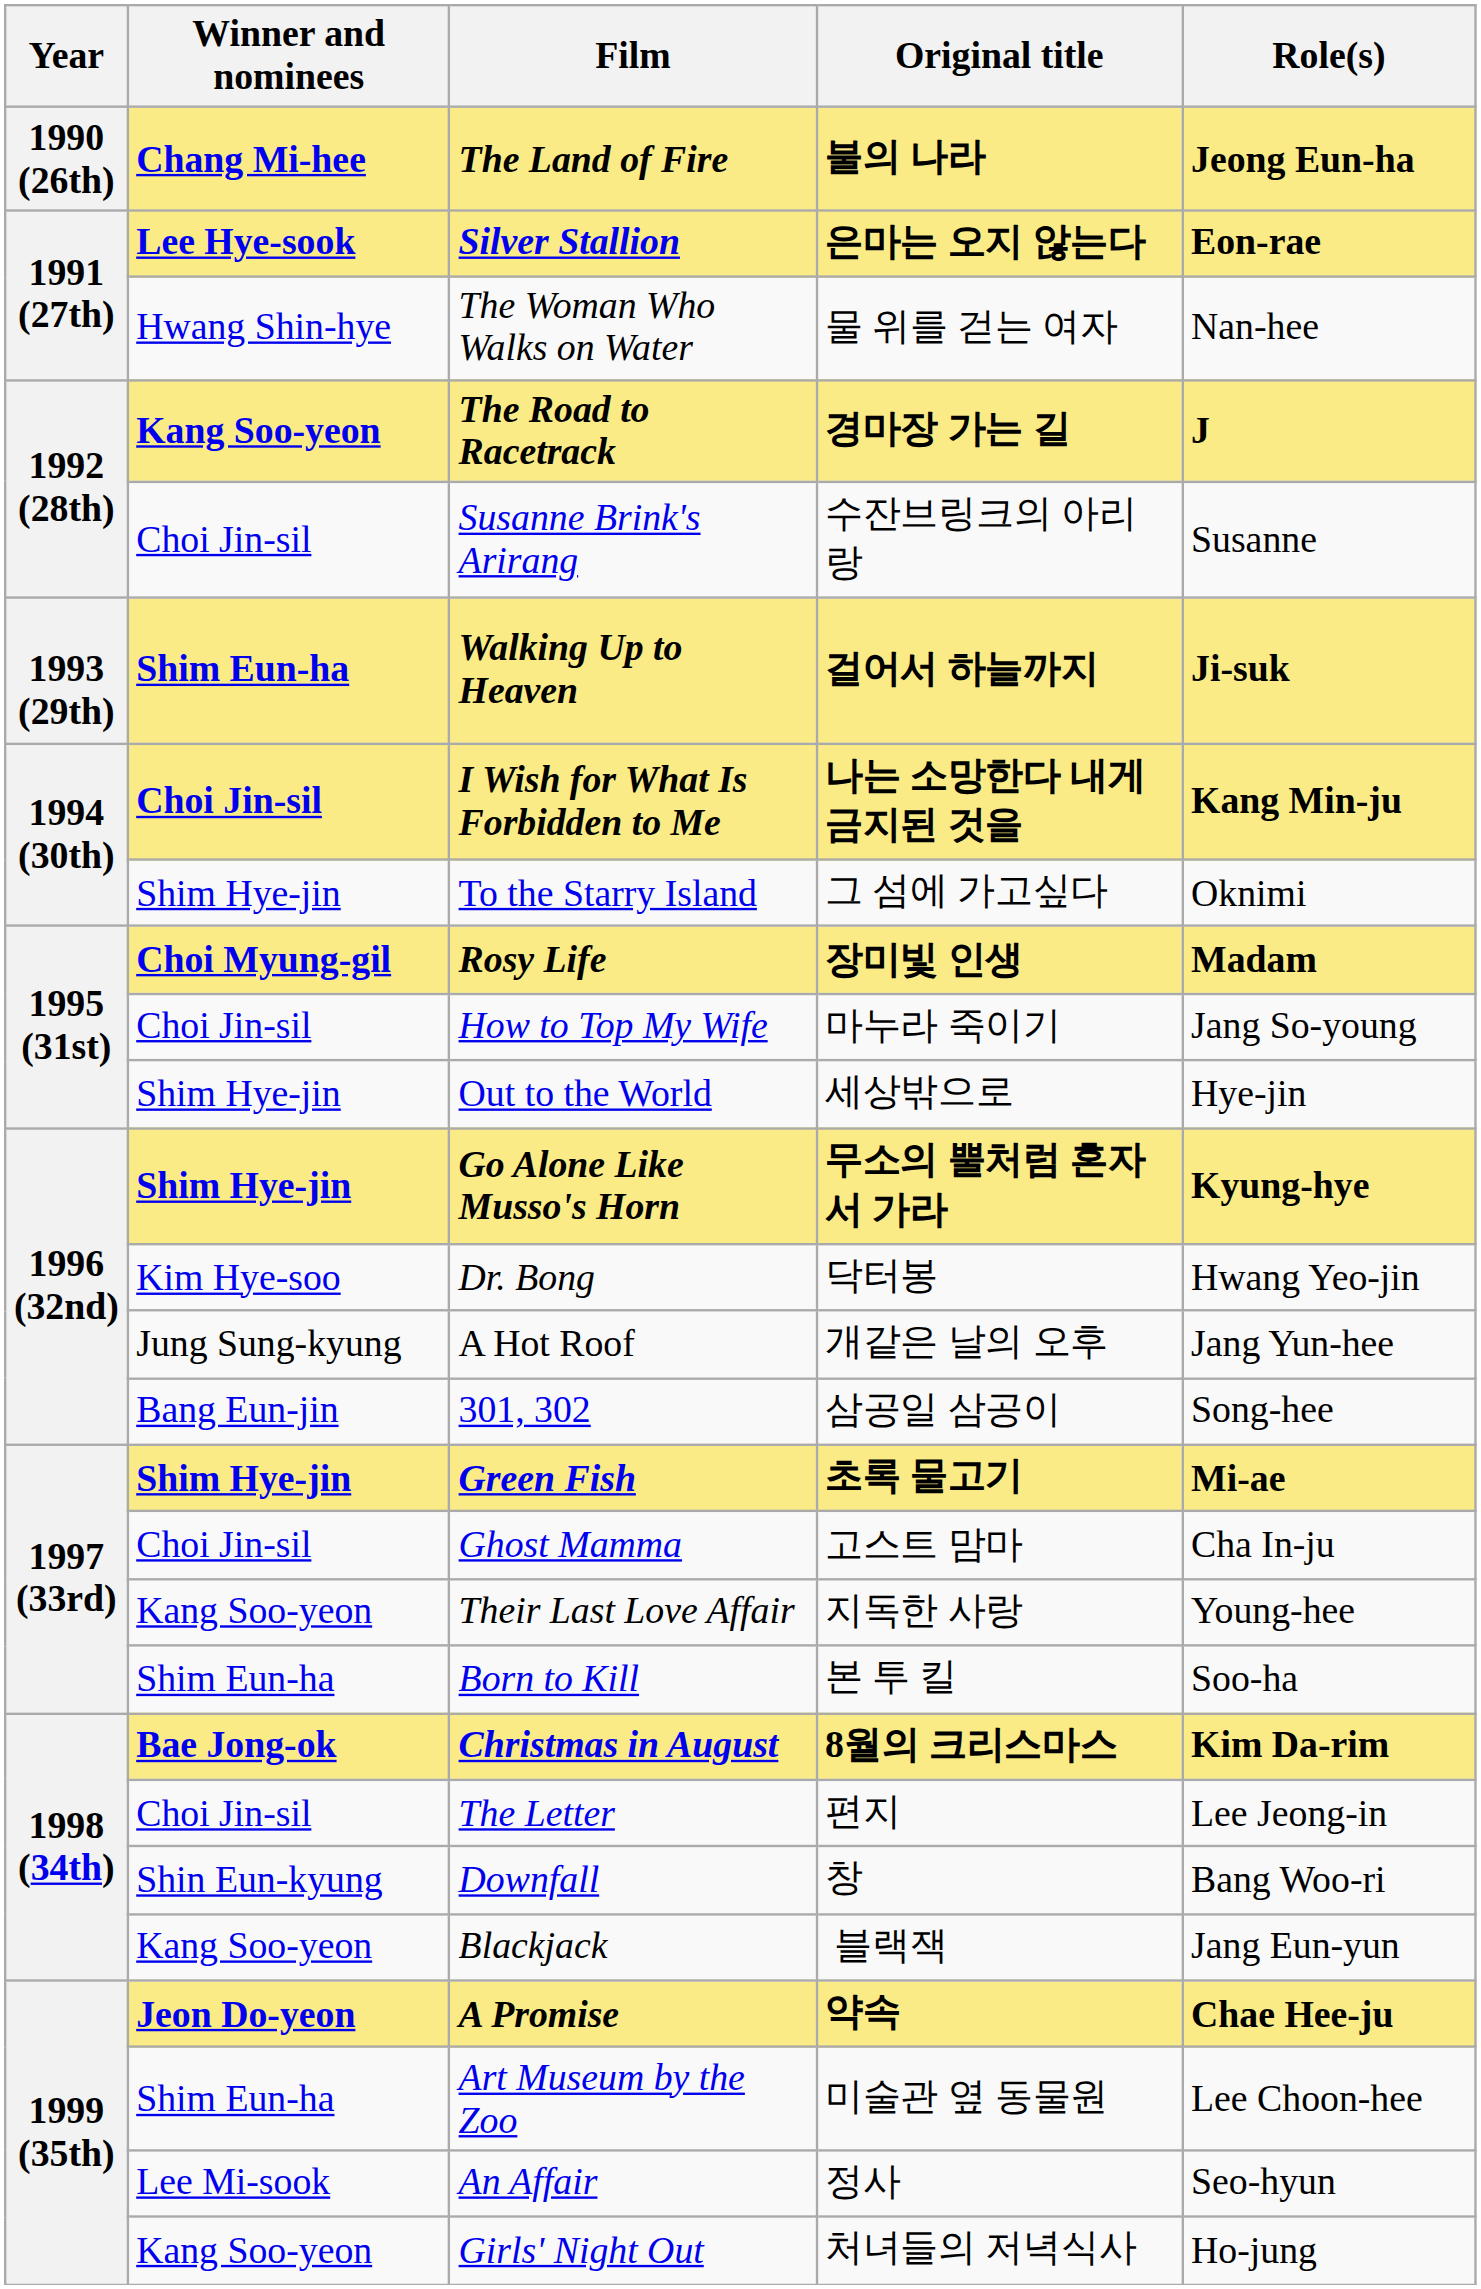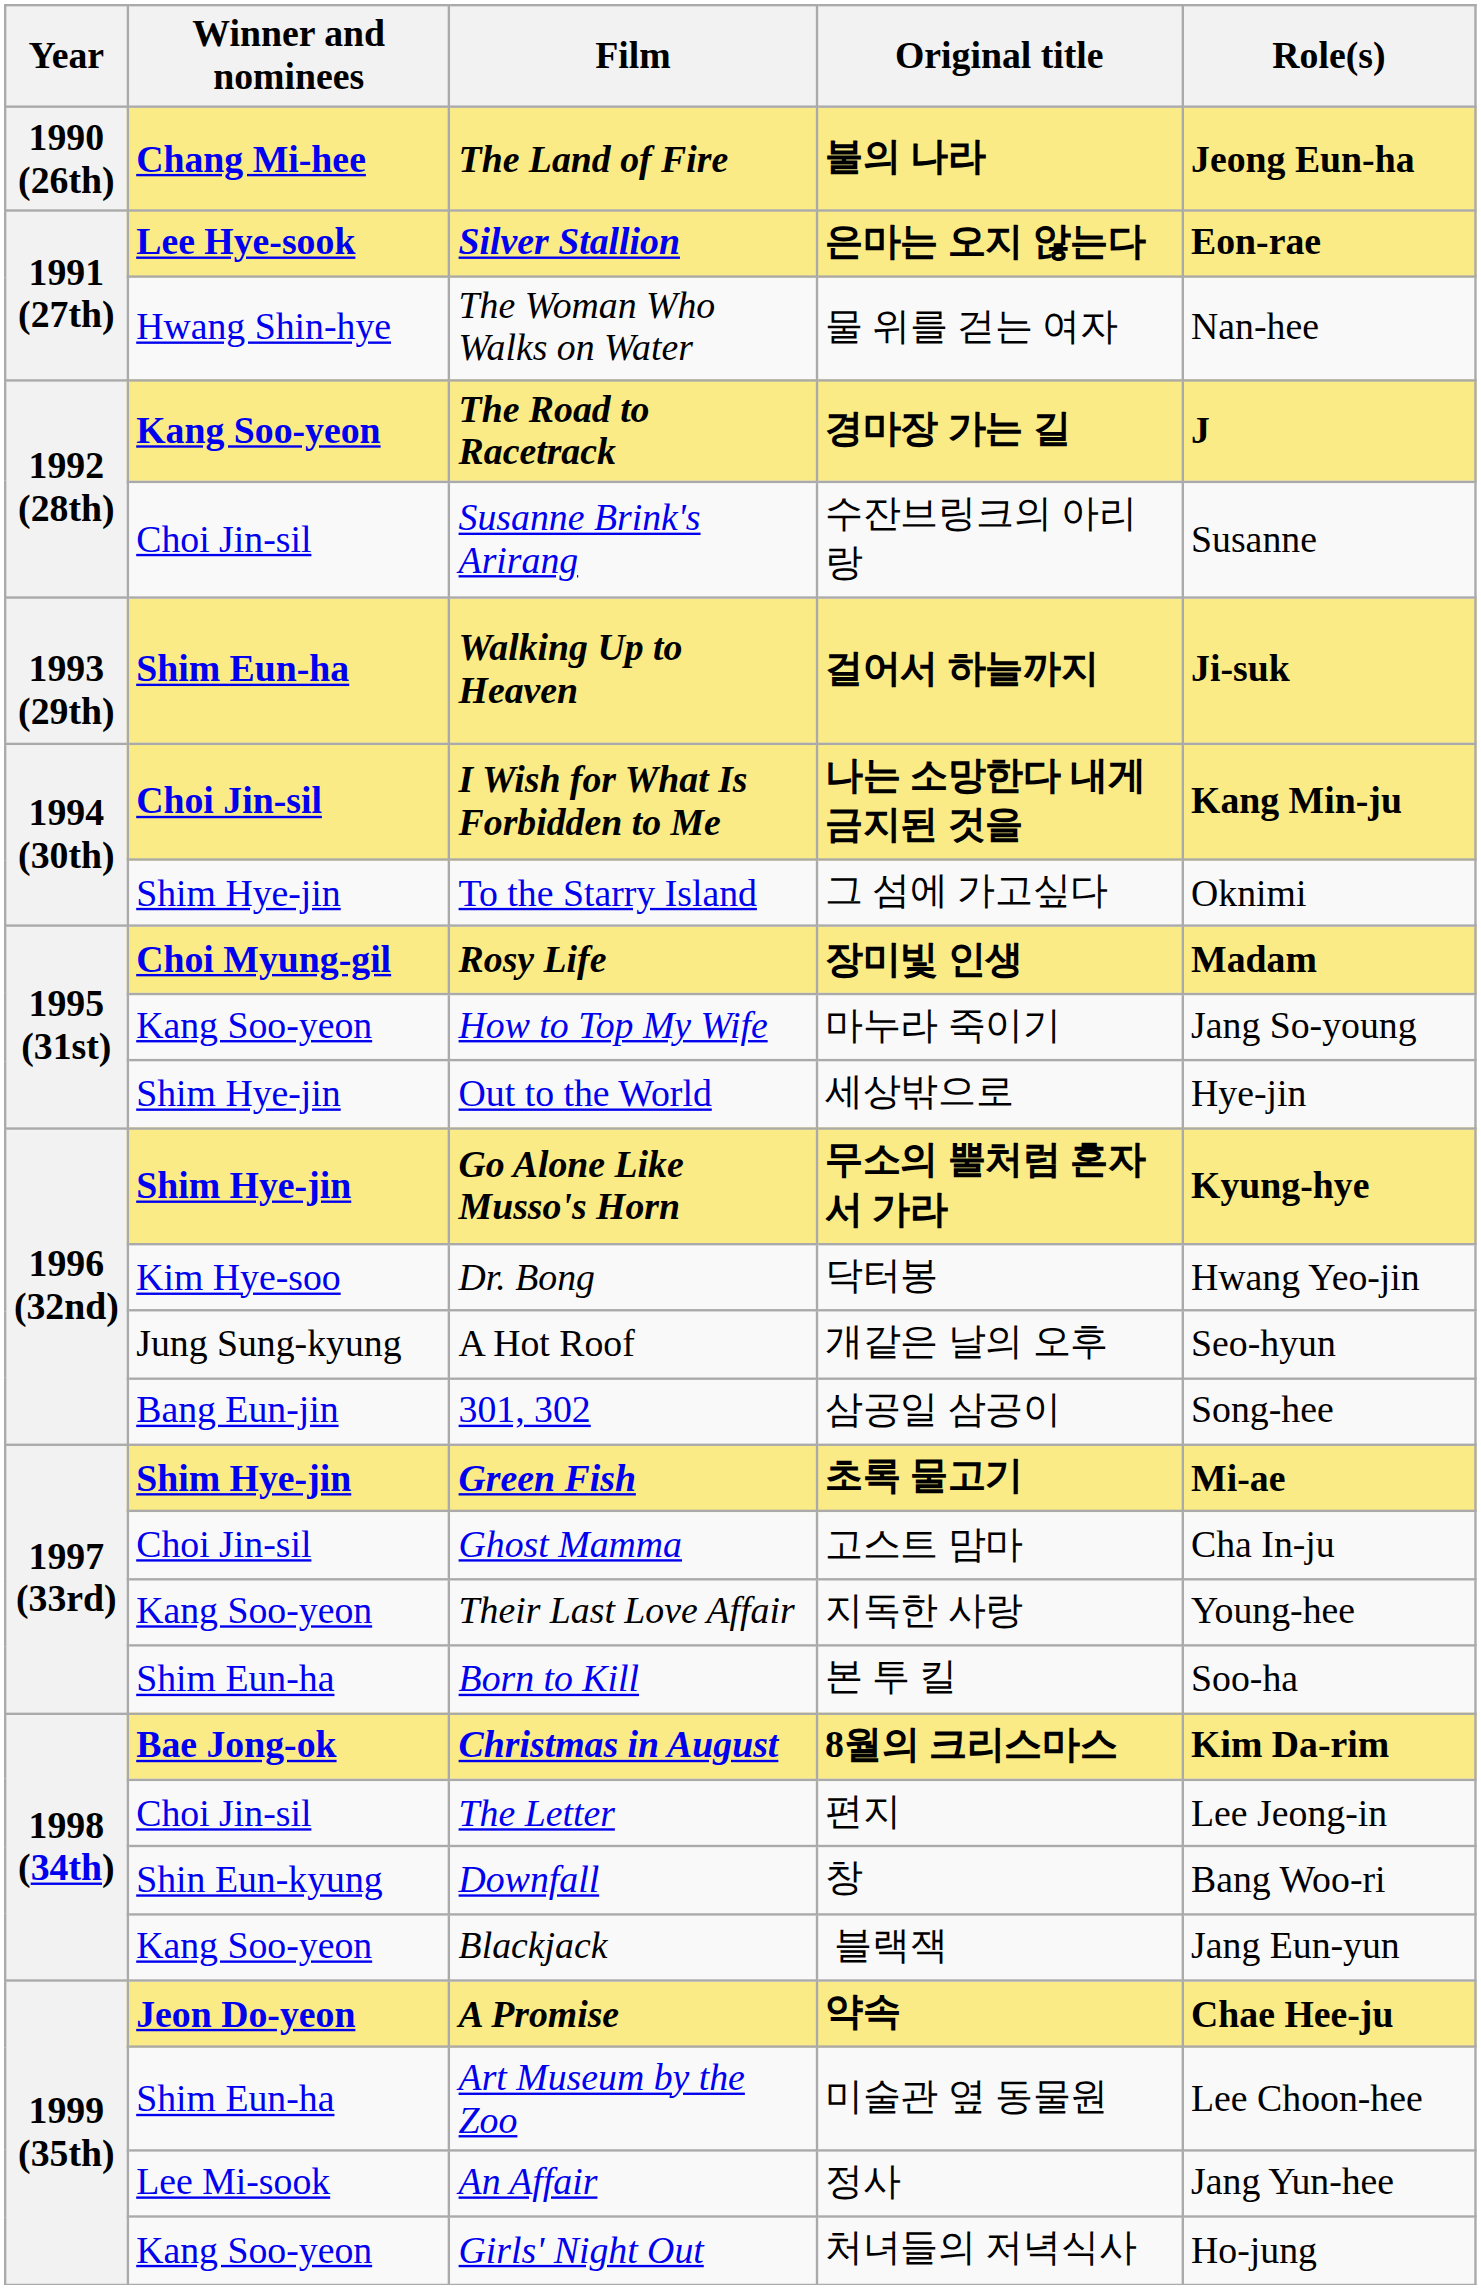(224, 1026) Choi Jin-sil -> (254, 1026) Kang Soo-yeon
(1293, 1343) Jang Yun-hee -> (1263, 1343) Seo-hyun
(1263, 2182) Seo-hyun -> (1293, 2182) Jang Yun-hee
